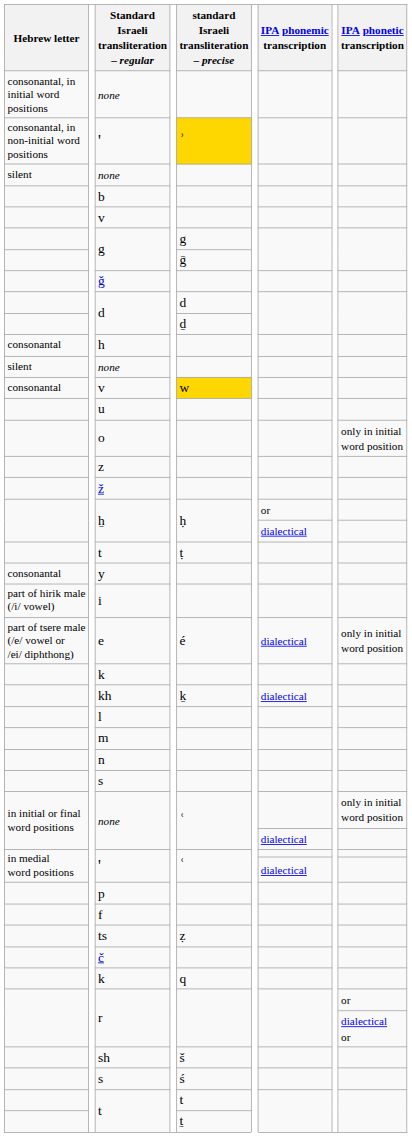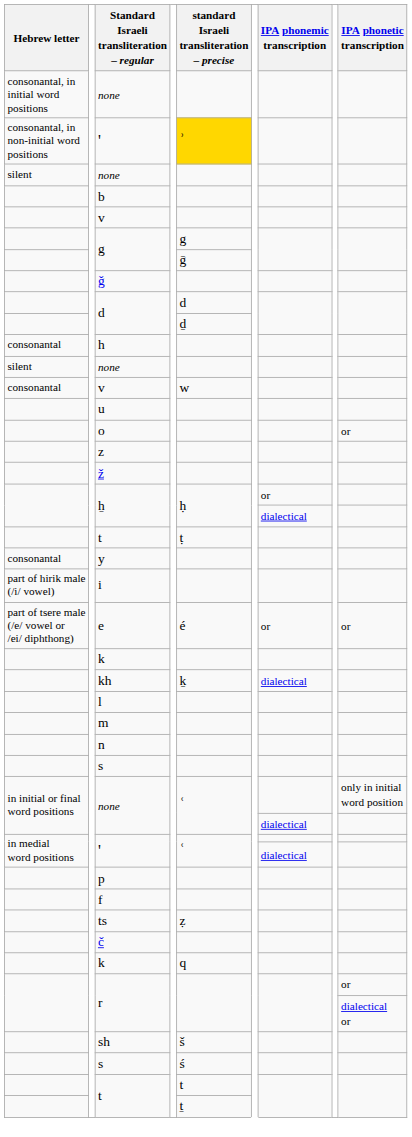(184, 388) gold background -> (184, 388) no background
(372, 439) only in initial word position -> (346, 431) or
(284, 641) dialectical -> (265, 626) or
(372, 641) only in initial word position -> (346, 626) or
